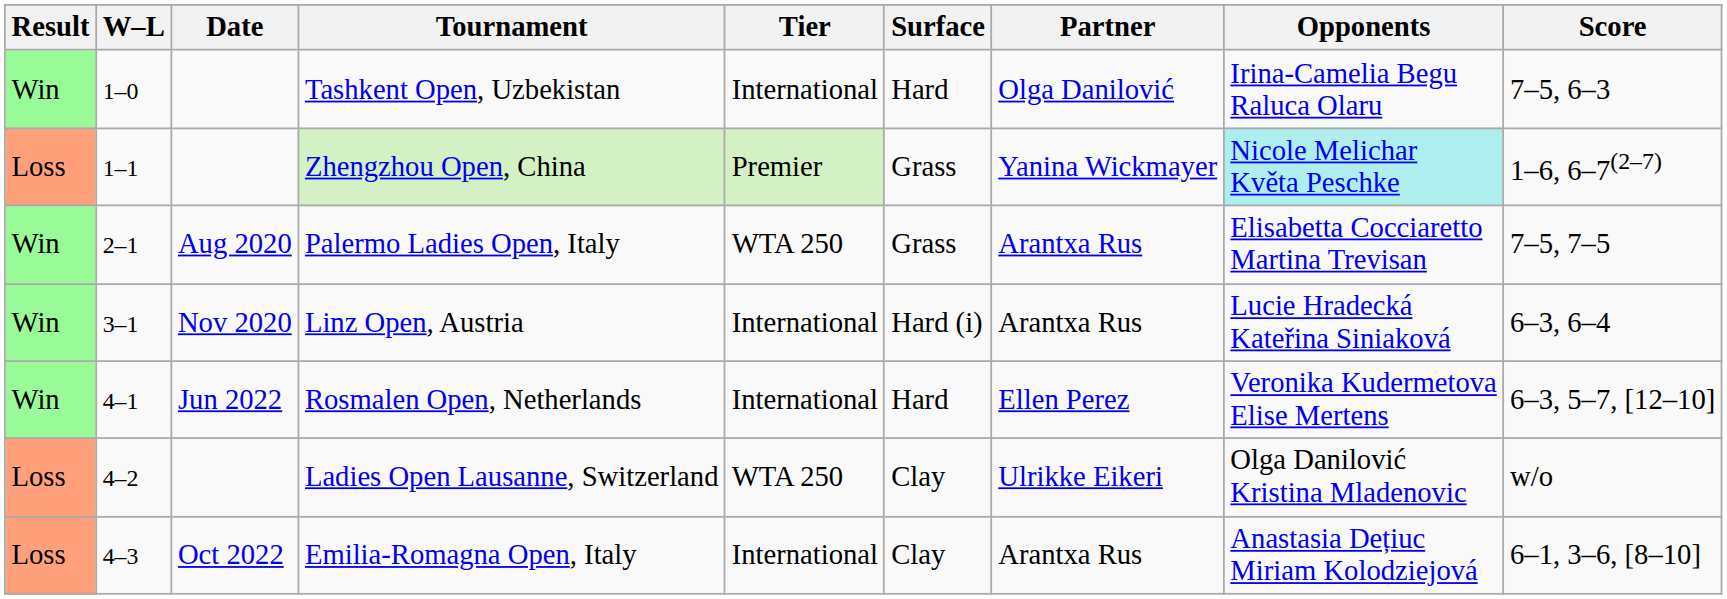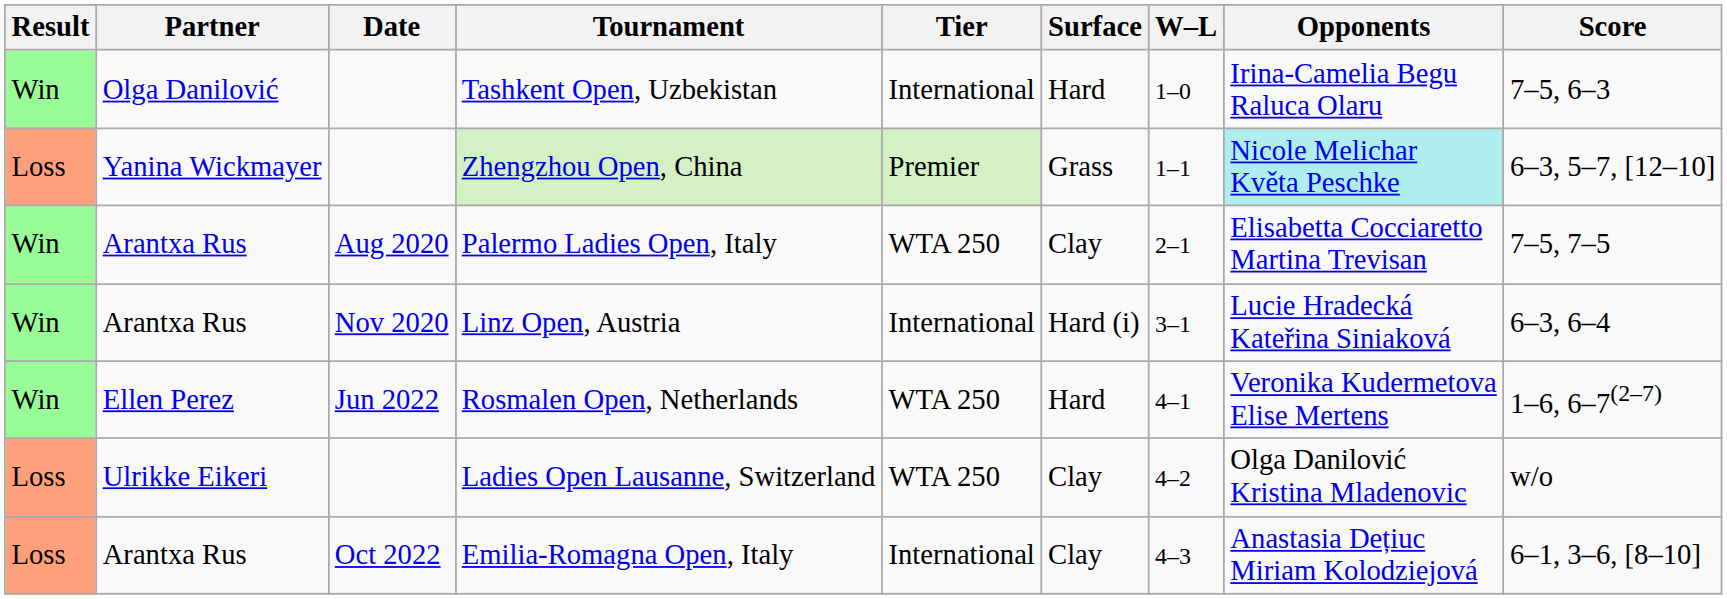columns swapped: (134, 27) <-> (1108, 27)
(1586, 166) 1–6, 6–7(2–7) -> (1613, 166) 6–3, 5–7, [12–10]
(924, 244) Grass -> (1075, 244) Clay
(805, 399) International -> (944, 399) WTA 250
(1613, 399) 6–3, 5–7, [12–10] -> (1586, 399) 1–6, 6–7(2–7)
